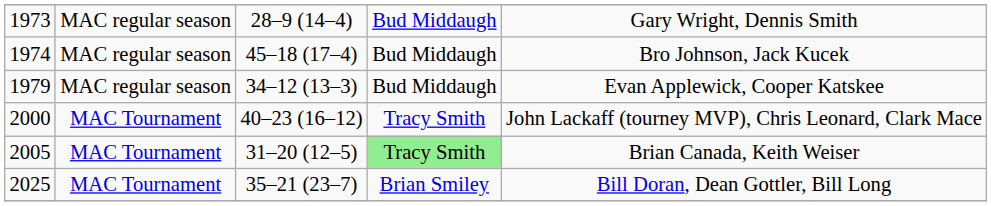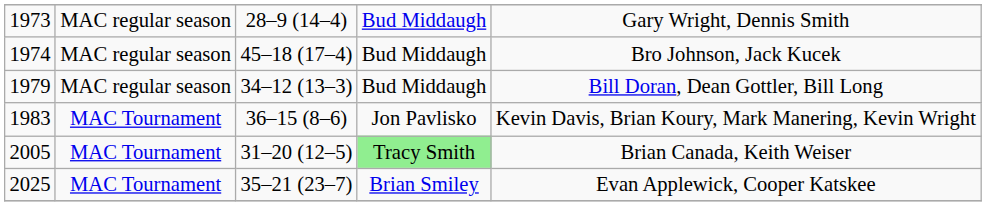(744, 86) Evan Applewick, Cooper Katskee -> (736, 86) Bill Doran, Dean Gottler, Bill Long
+ row: (30, 119)
- row: (30, 119)
(744, 184) Bill Doran, Dean Gottler, Bill Long -> (736, 184) Evan Applewick, Cooper Katskee
